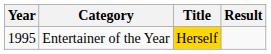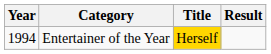(22, 37) 1995 -> (22, 37) 1994
